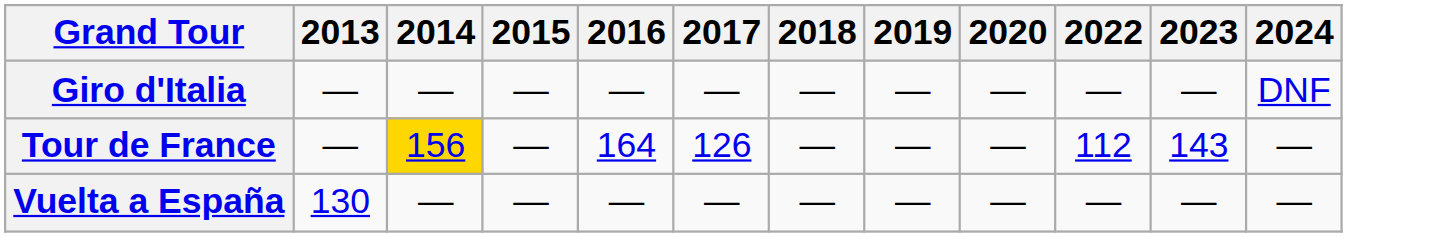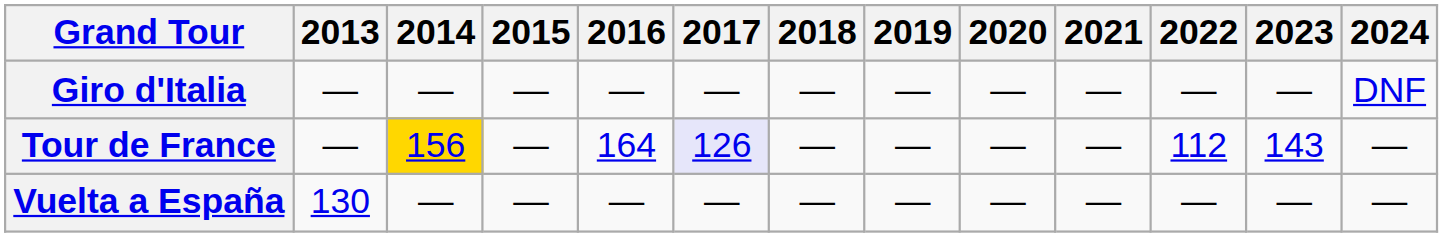+ column: (1103, 32)
(722, 145) no background -> (722, 145) lavender background
